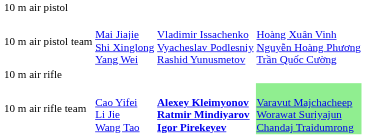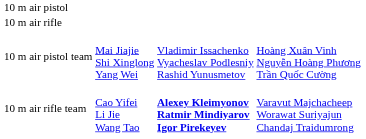rows swapped: (48, 41) <-> (33, 75)
(305, 115) lightgreen background -> (305, 115) no background
